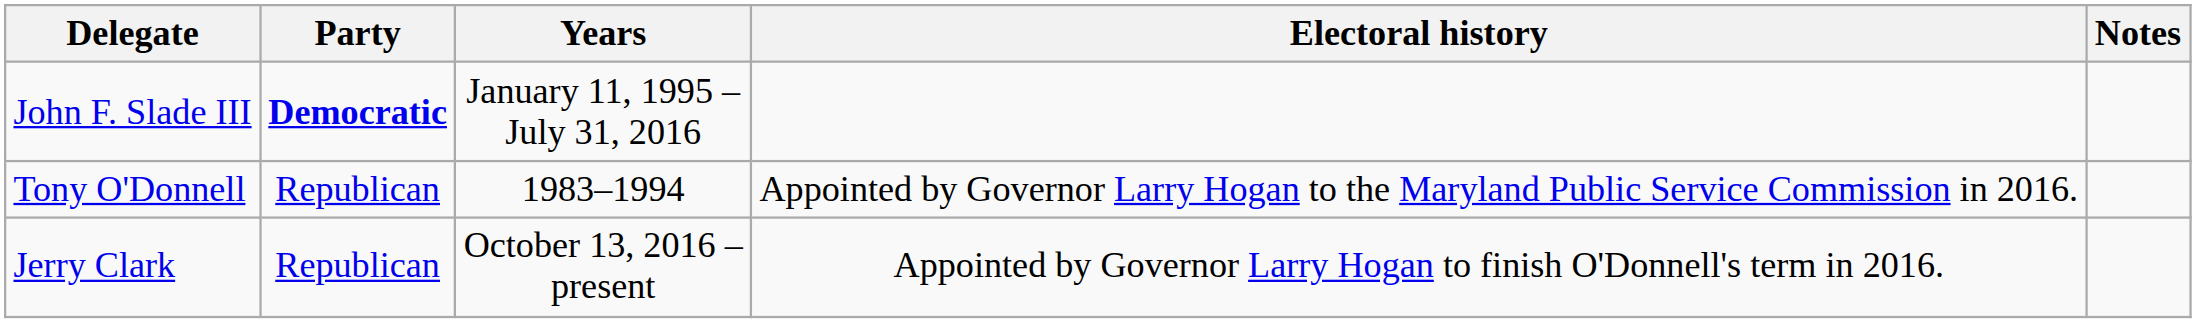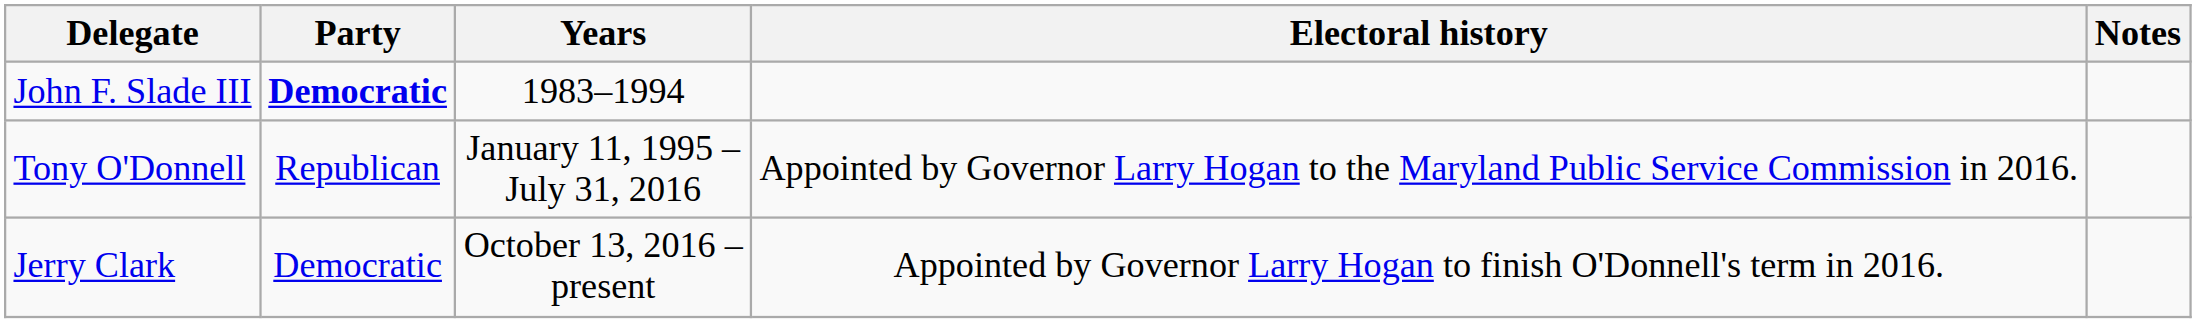(603, 110) January 11, 1995 – July 31, 2016 -> (603, 90) 1983–1994
(603, 188) 1983–1994 -> (603, 168) January 11, 1995 – July 31, 2016
(358, 266) Republican -> (358, 266) Democratic
